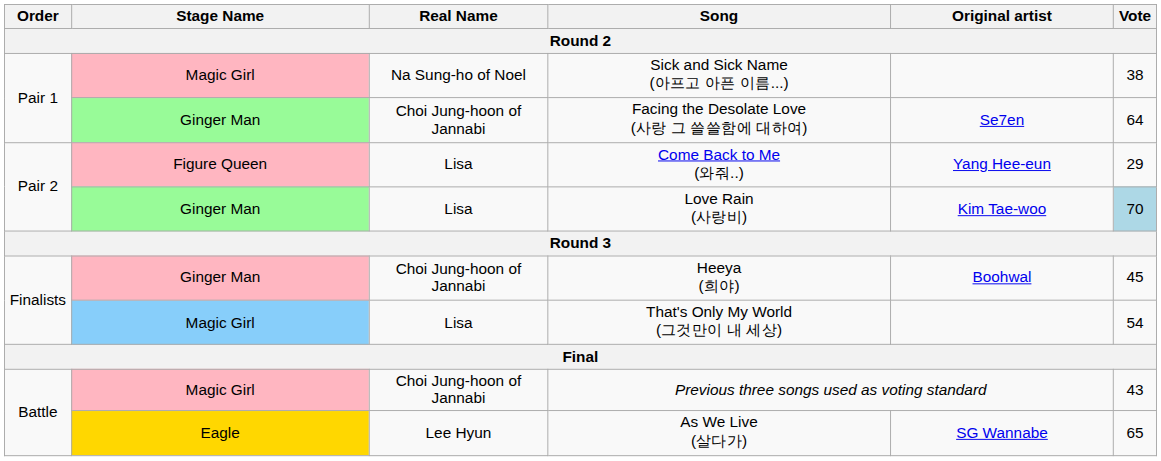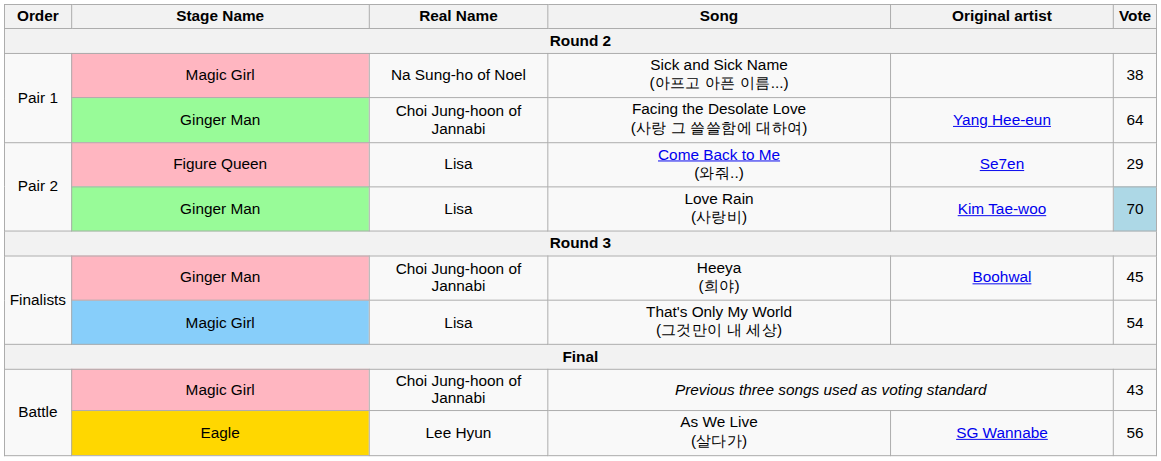(1002, 120) Se7en -> (1002, 120) Yang Hee-eun
(1002, 164) Yang Hee-eun -> (1002, 164) Se7en
(1135, 432) 65 -> (1135, 432) 56
